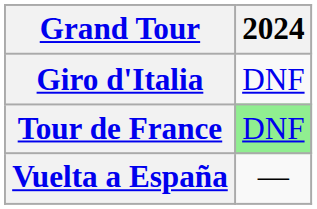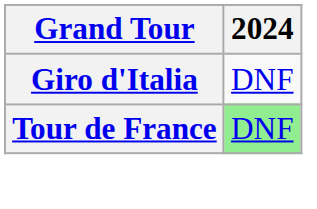- row: (120, 177)
